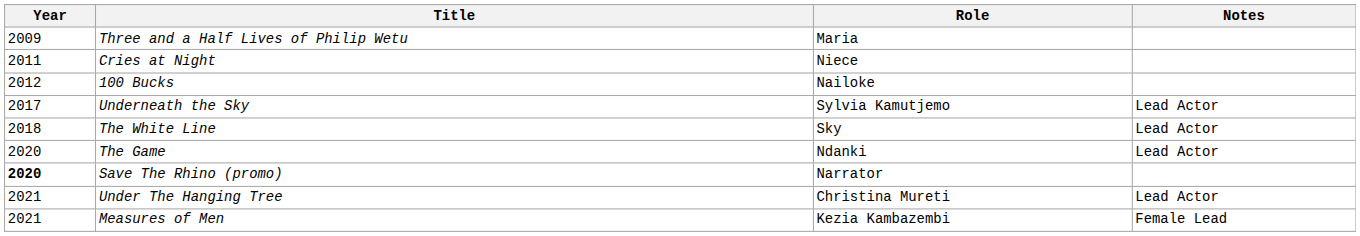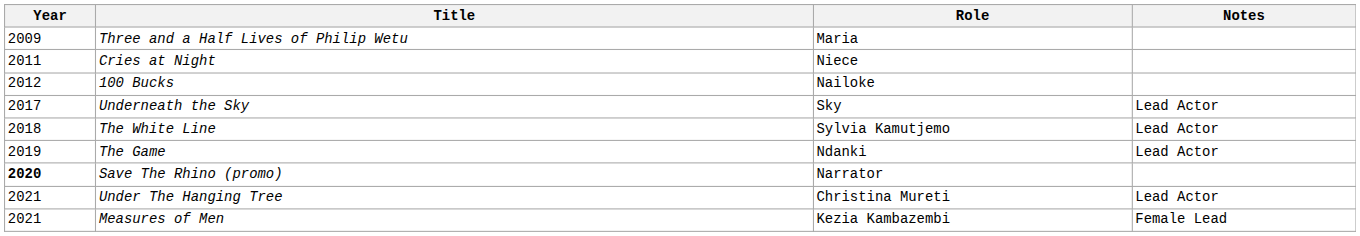(883, 107) Sylvia Kamutjemo -> (829, 107) Sky
(829, 129) Sky -> (883, 129) Sylvia Kamutjemo
(25, 152) 2020 -> (25, 152) 2019
